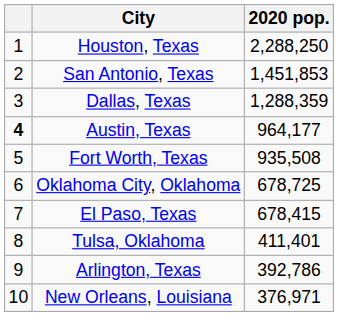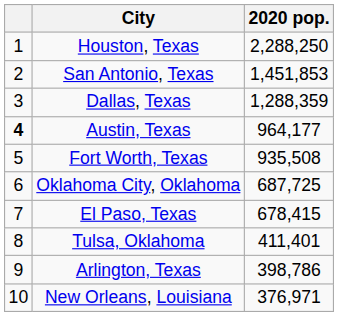(289, 185) 678,725 -> (289, 185) 687,725
(289, 269) 392,786 -> (289, 269) 398,786
